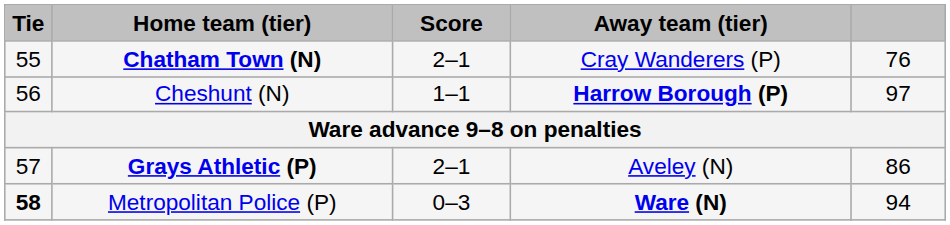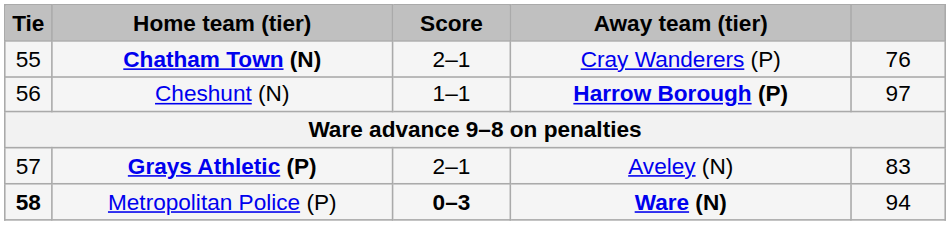(898, 166) 86 -> (898, 166) 83
(451, 202) normal -> (451, 202) bold
